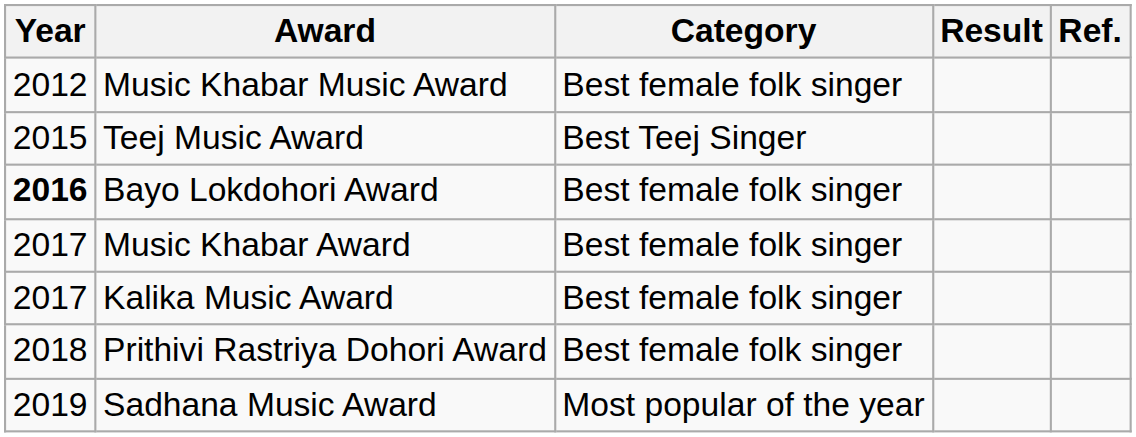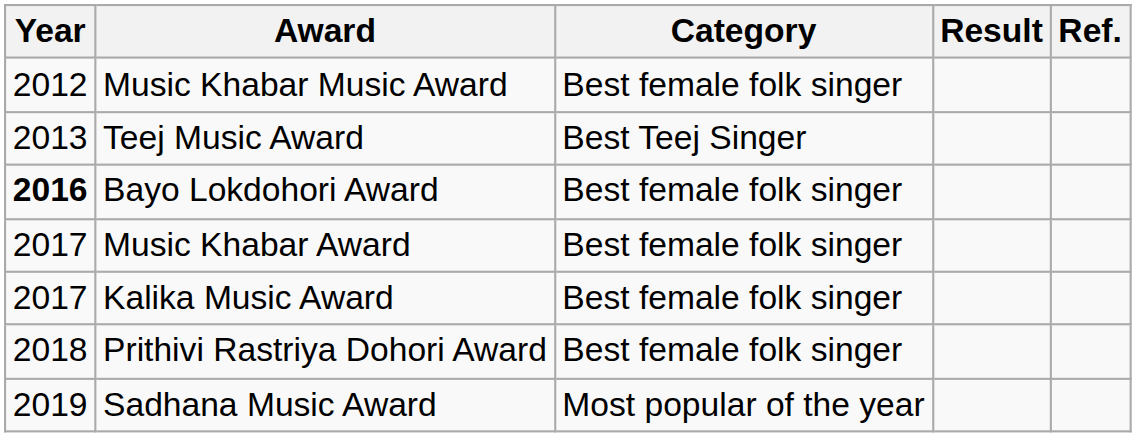(50, 137) 2015 -> (50, 137) 2013
